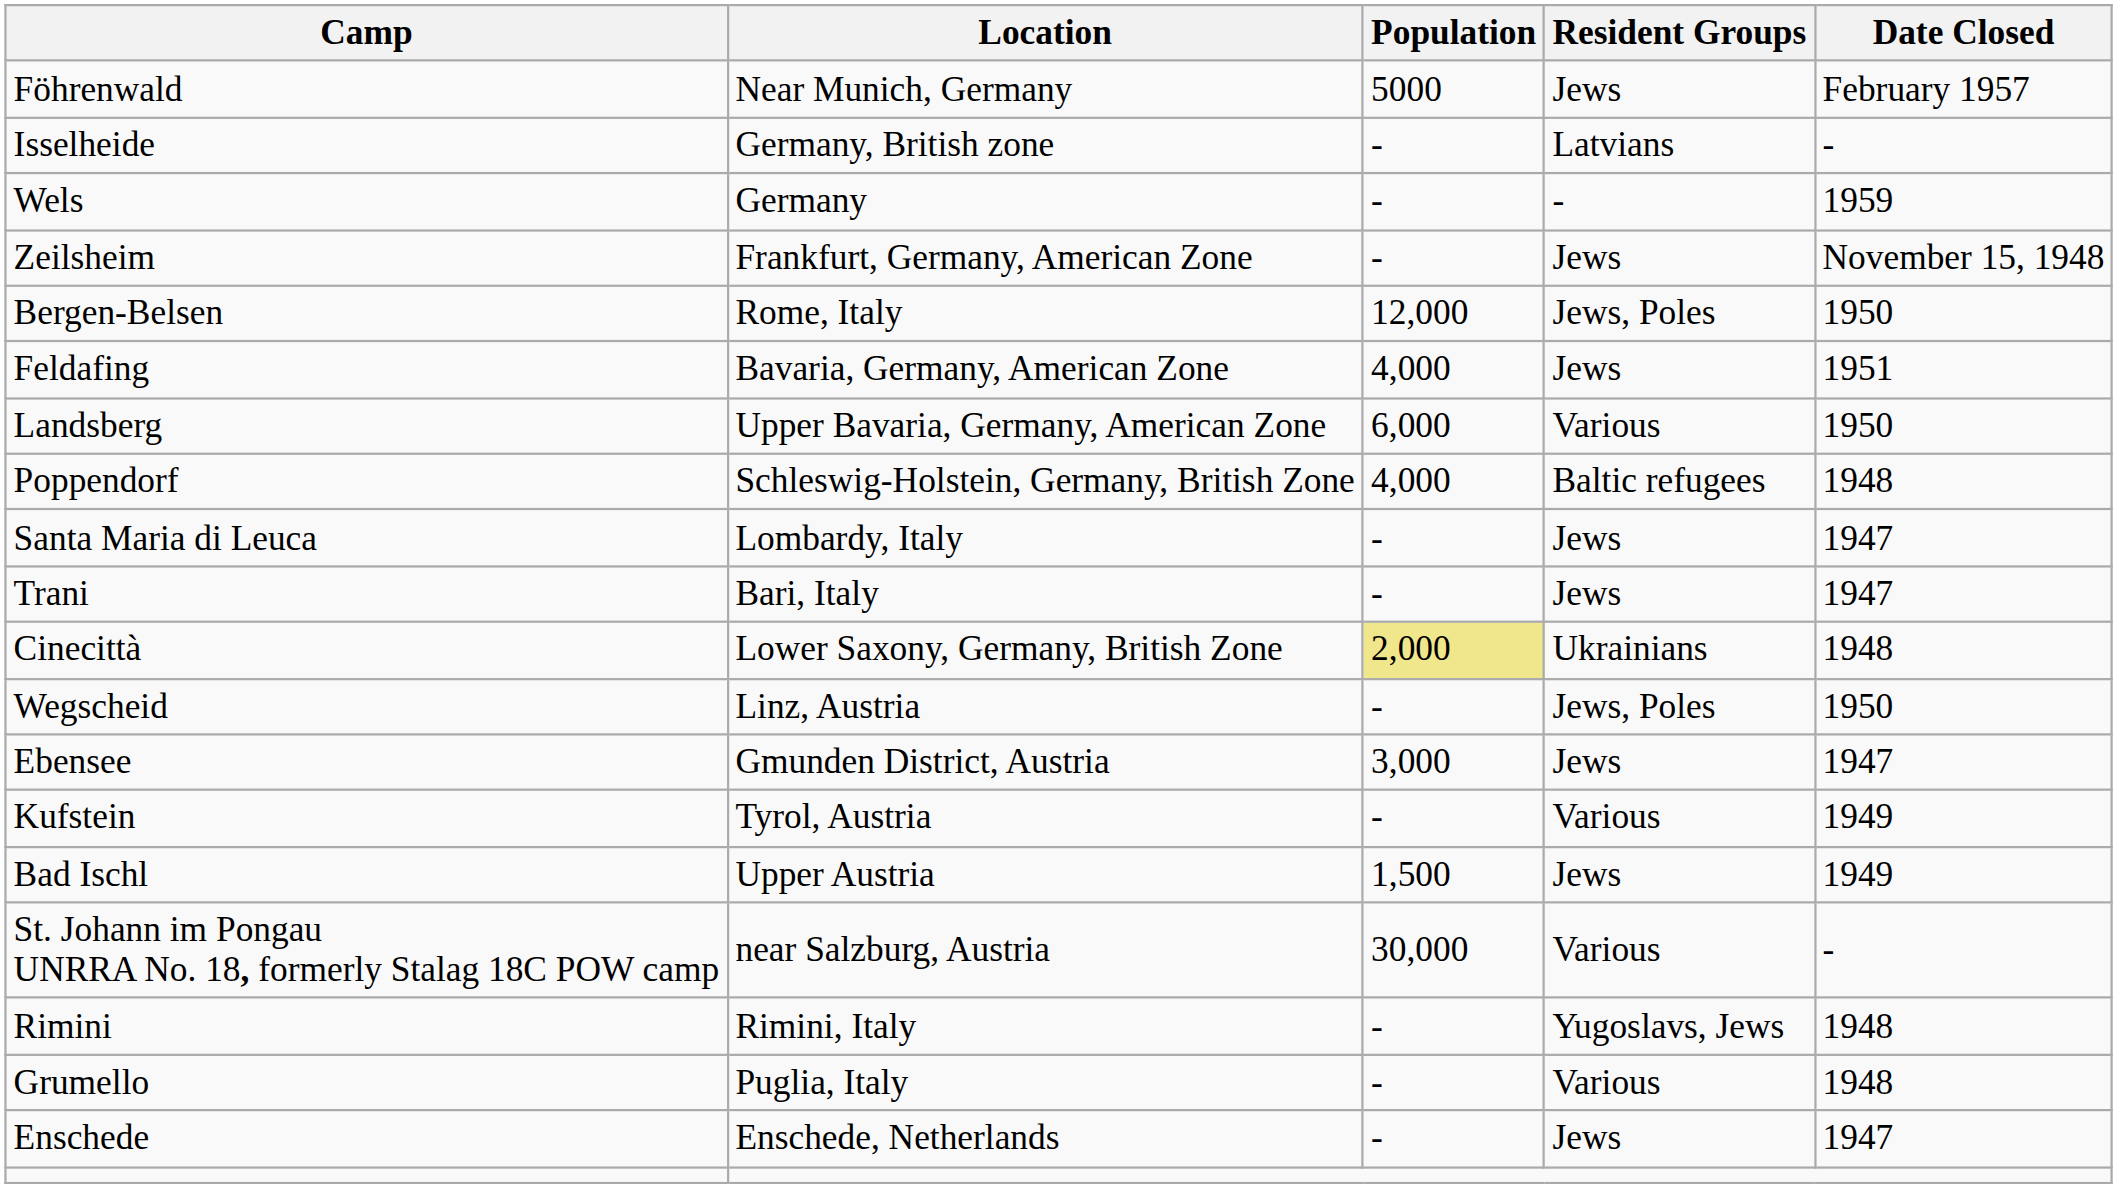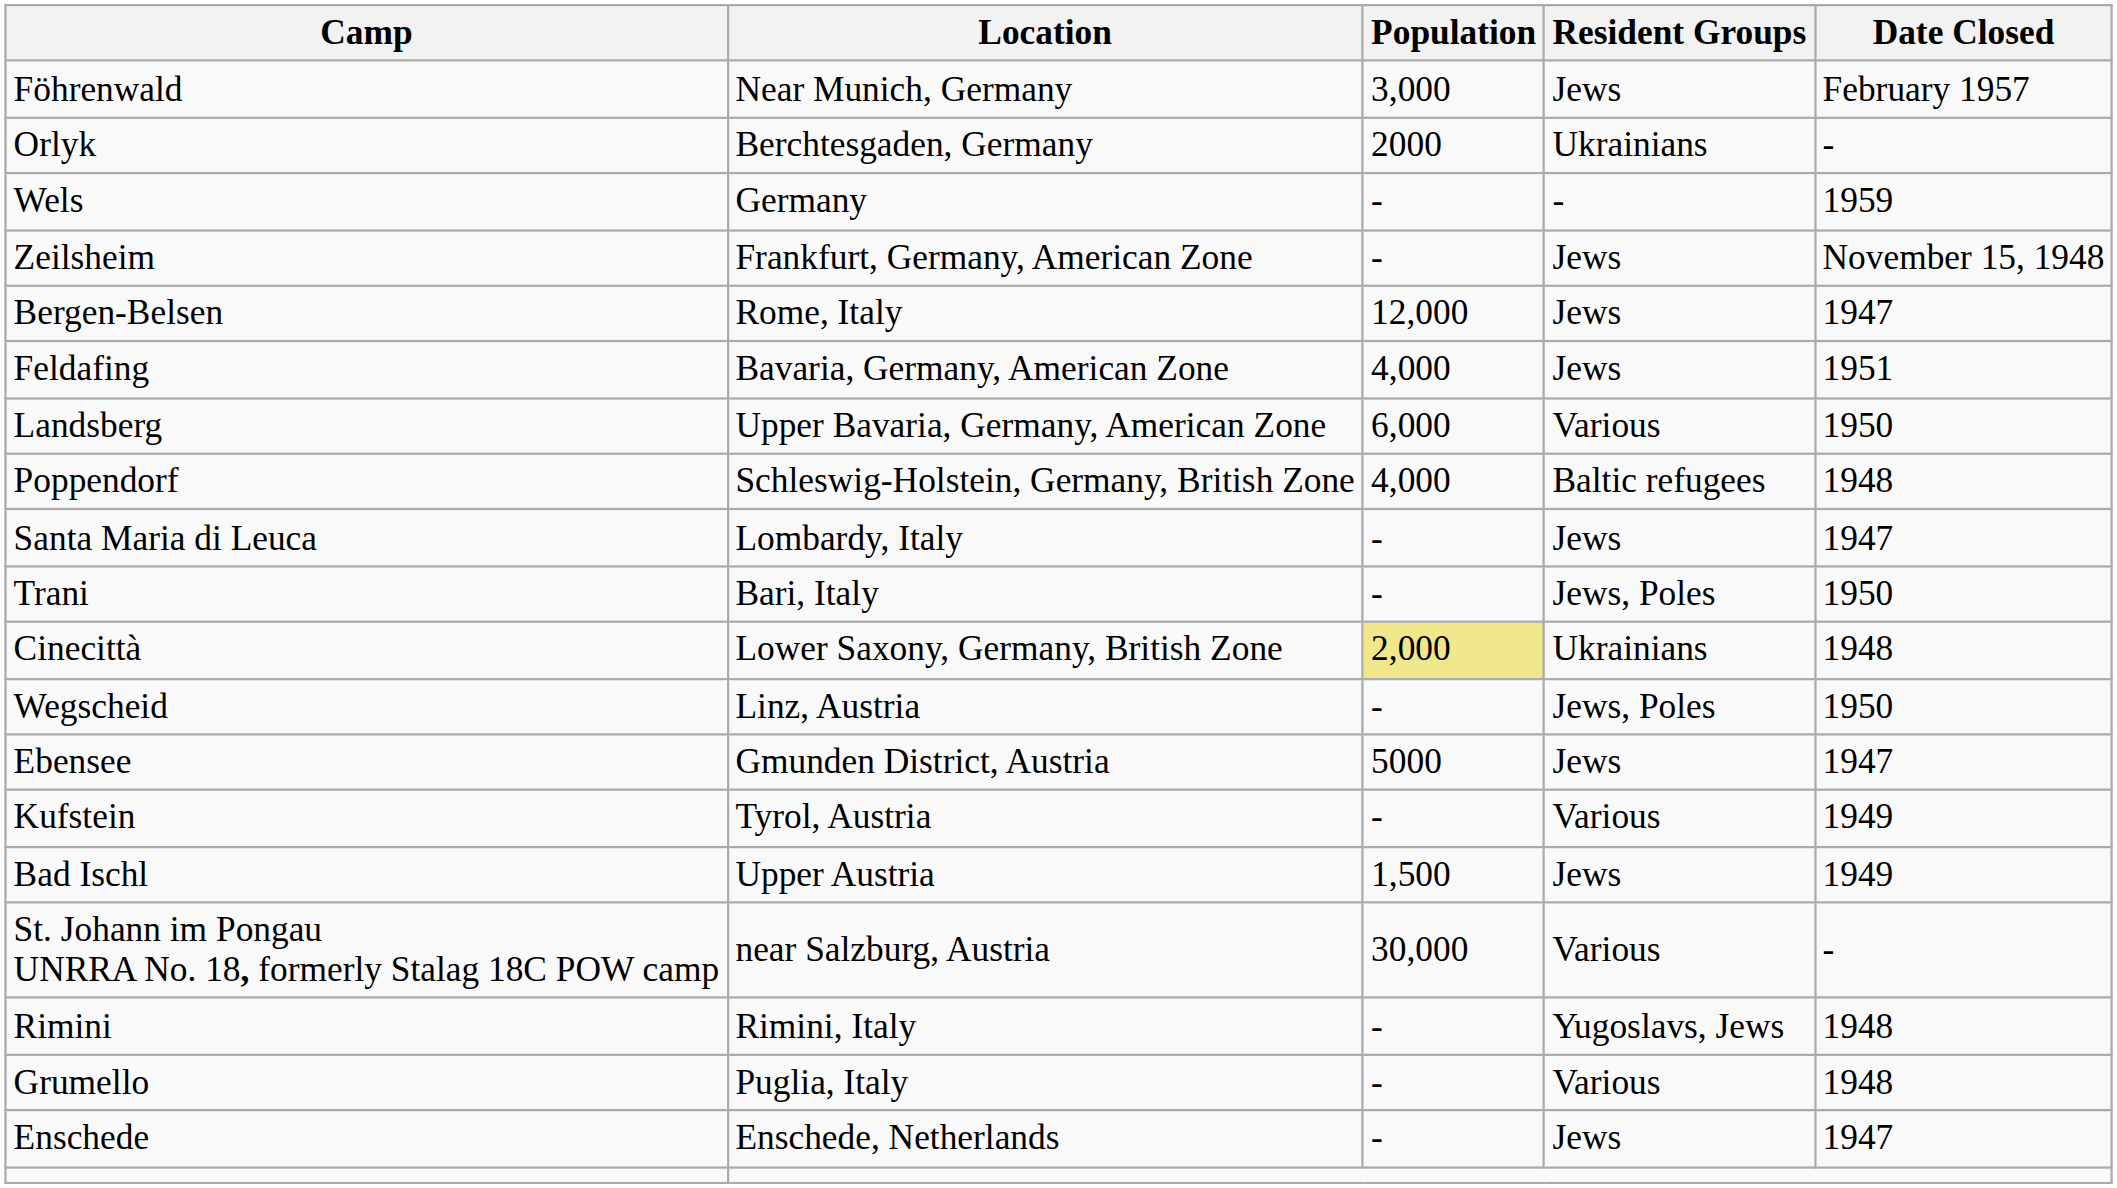(1406, 88) 5000 -> (1411, 88) 3,000
- row: (84, 144)
+ row: (55, 144)
(1634, 312) Jews, Poles -> (1587, 312) Jews
(1858, 312) 1950 -> (1858, 312) 1947
(1587, 593) Jews -> (1634, 593) Jews, Poles
(1858, 593) 1947 -> (1858, 593) 1950
(1411, 761) 3,000 -> (1406, 761) 5000
